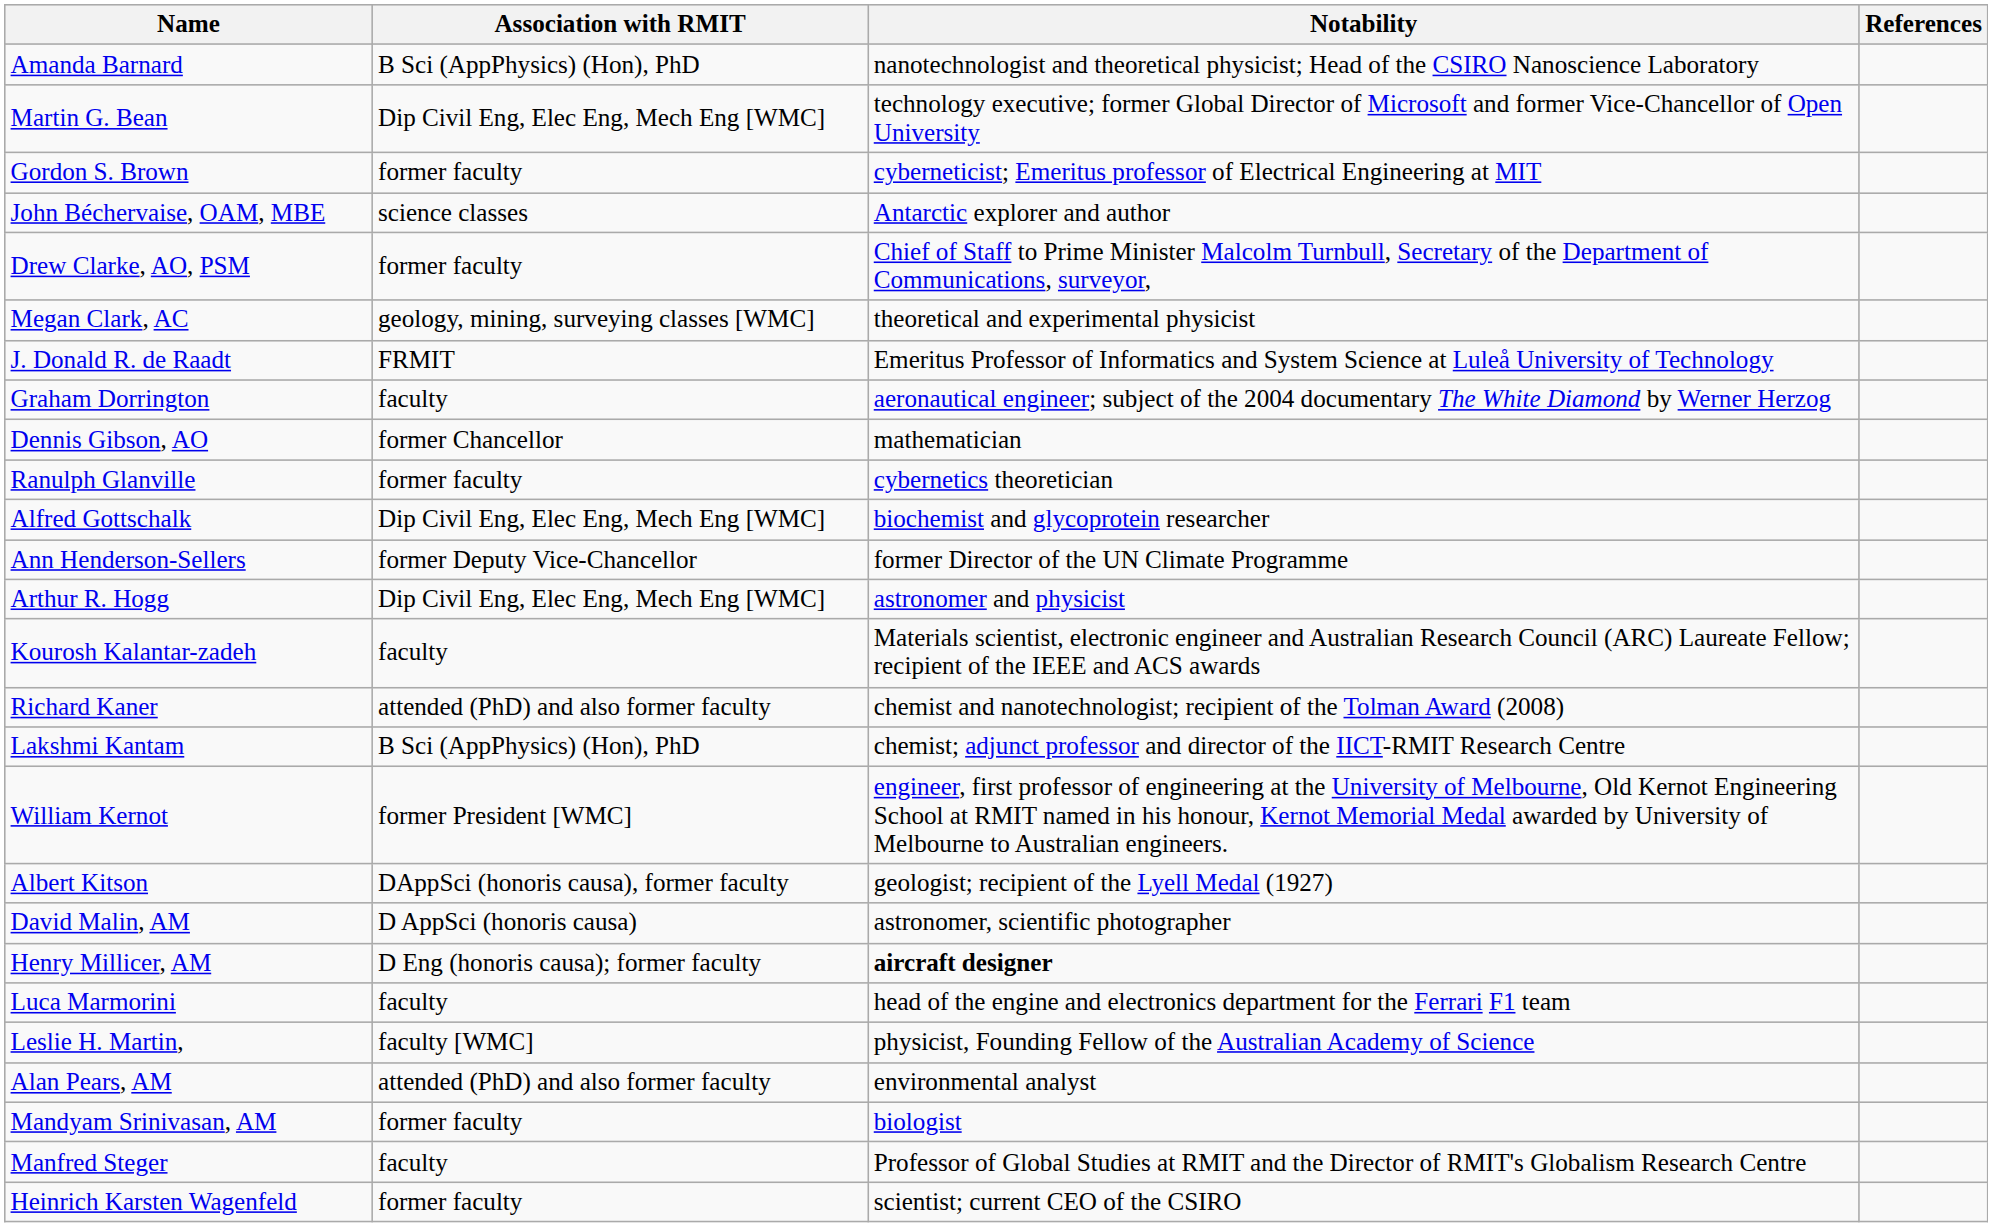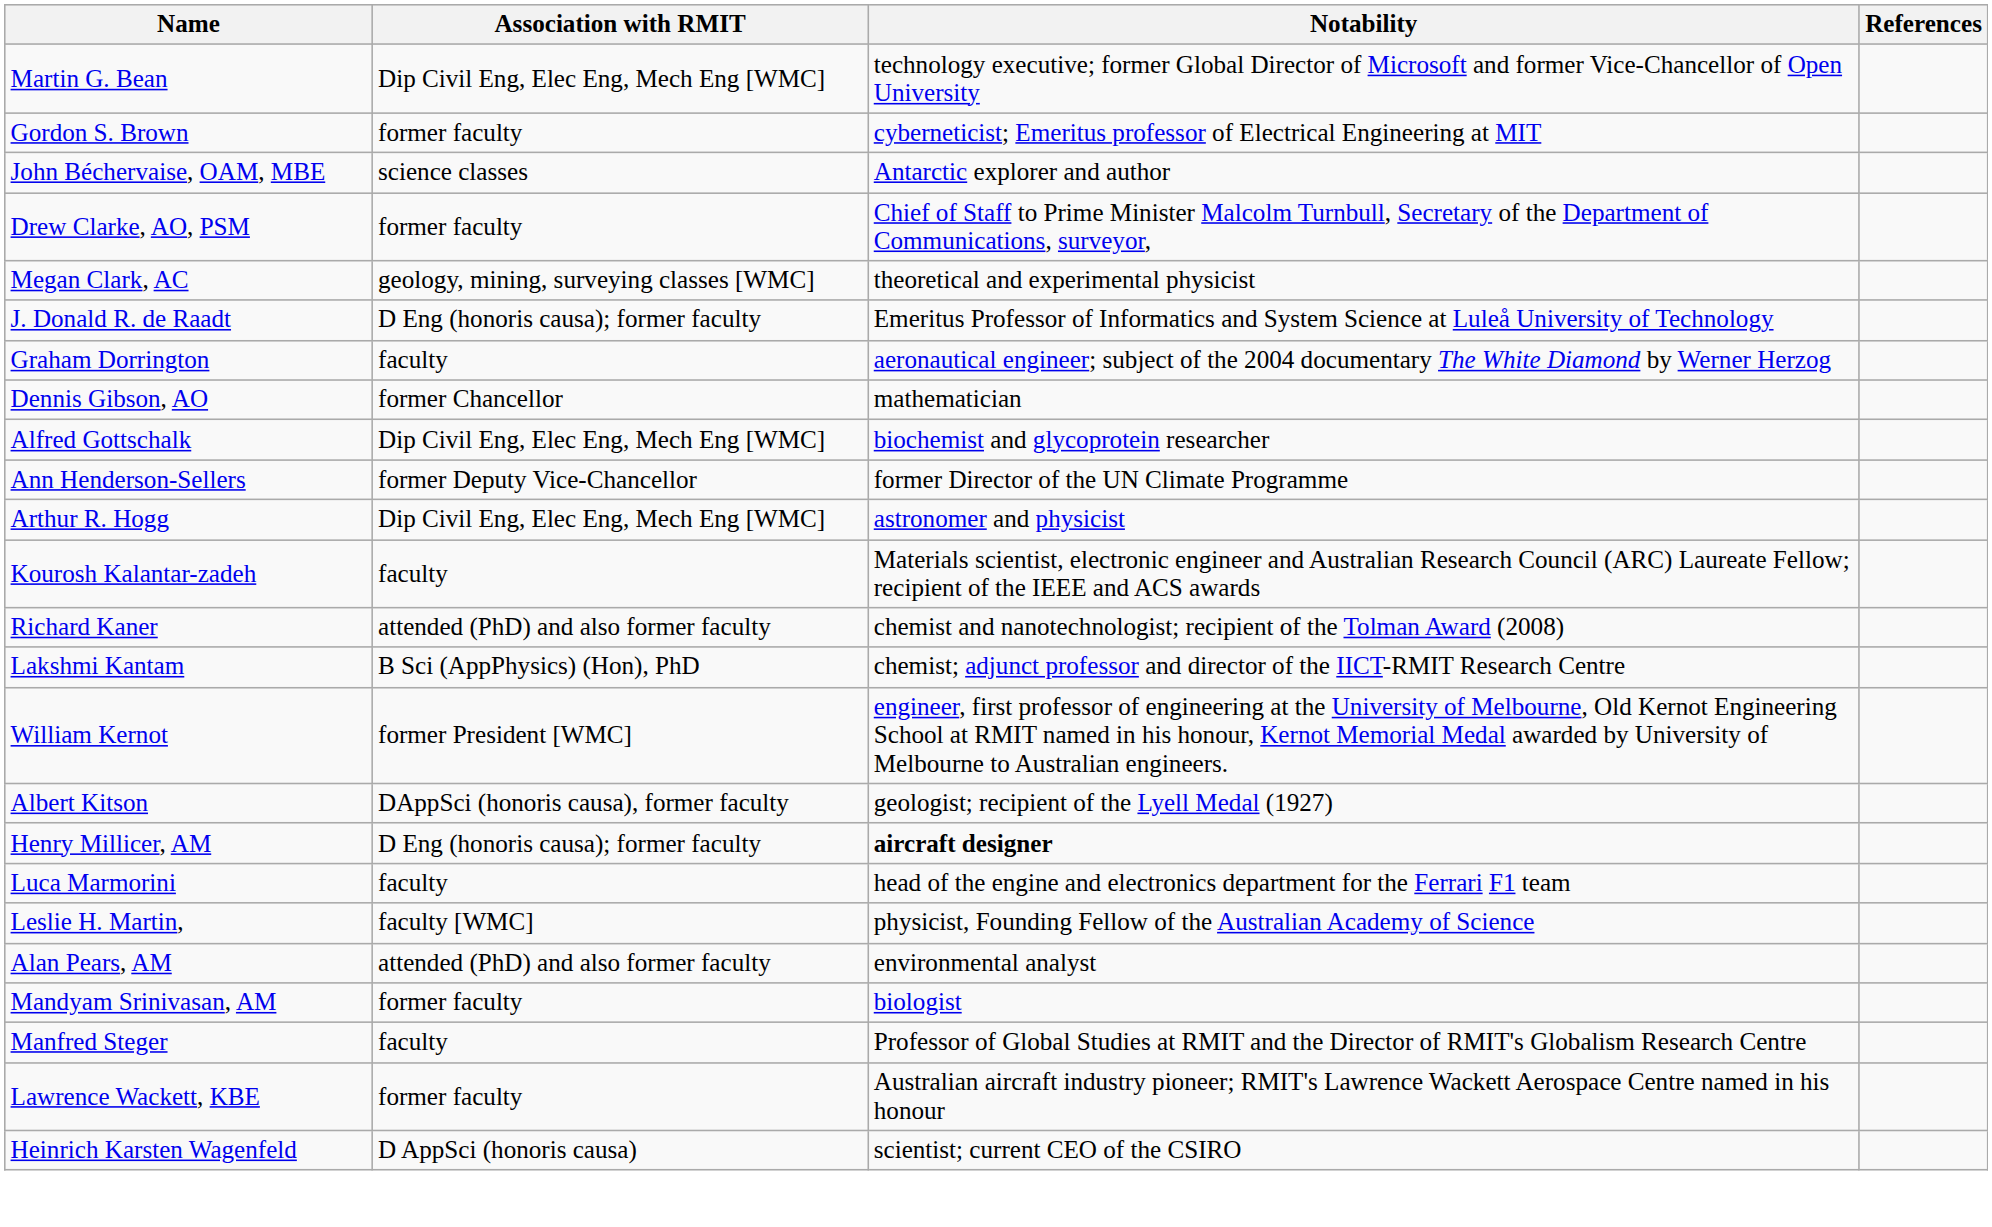- row: (97, 64)
(416, 359) FRMIT -> (570, 319) D Eng (honoris causa); former faculty
- row: (103, 479)
- row: (100, 922)
+ row: (135, 1096)
(450, 1201) former faculty -> (507, 1150) D AppSci (honoris causa)
